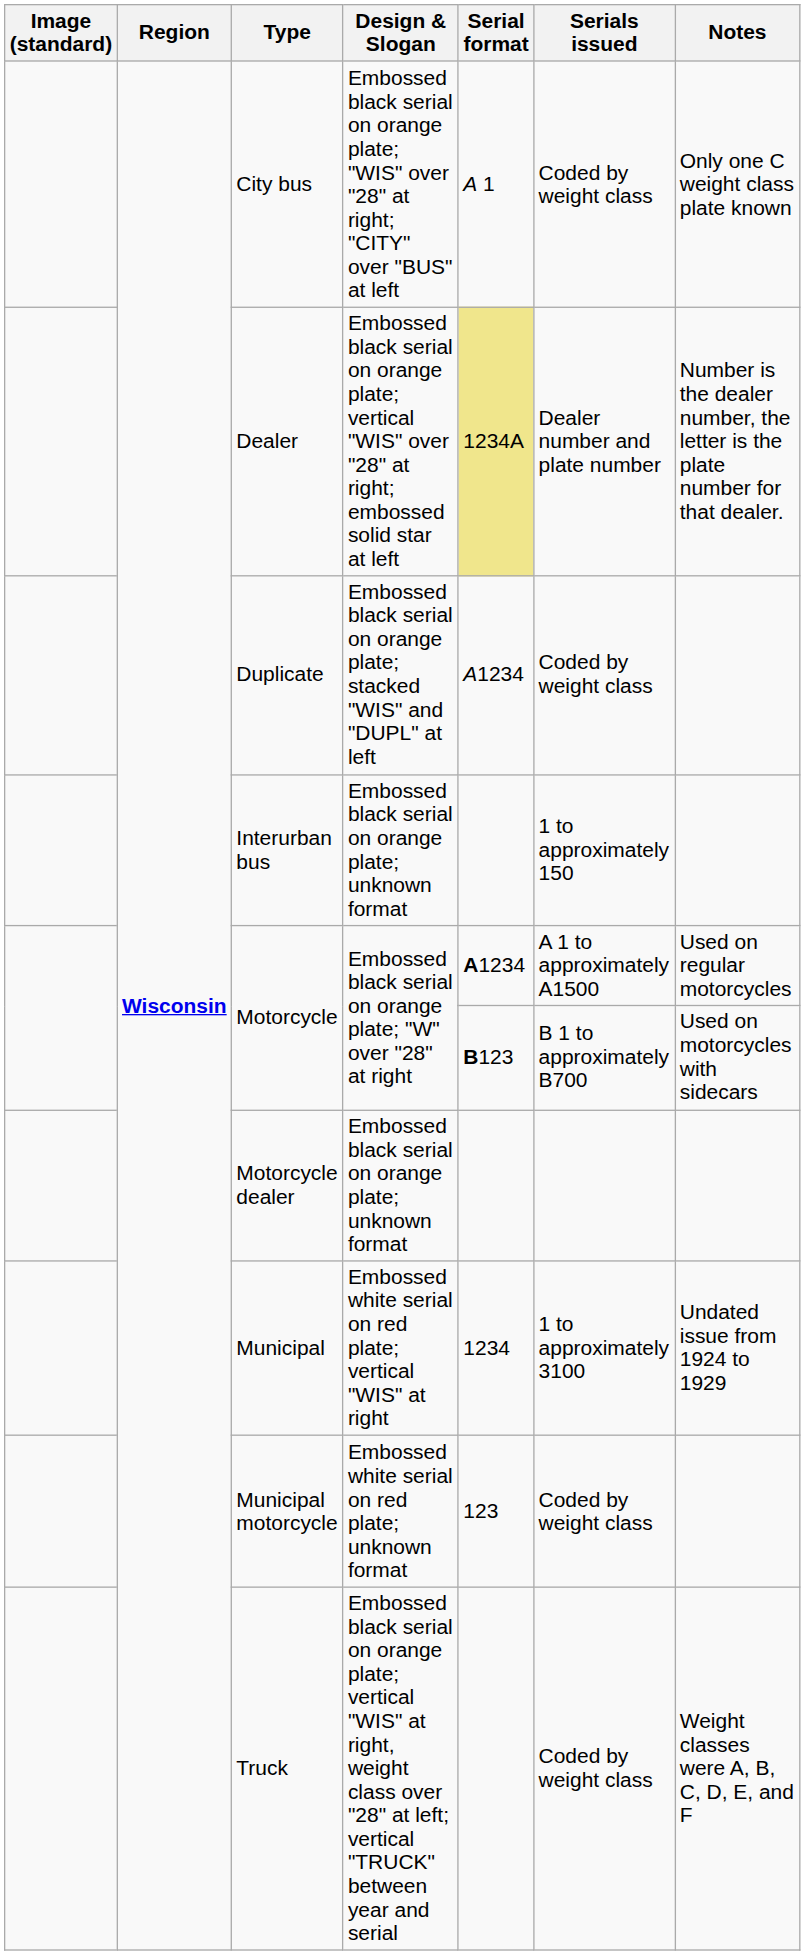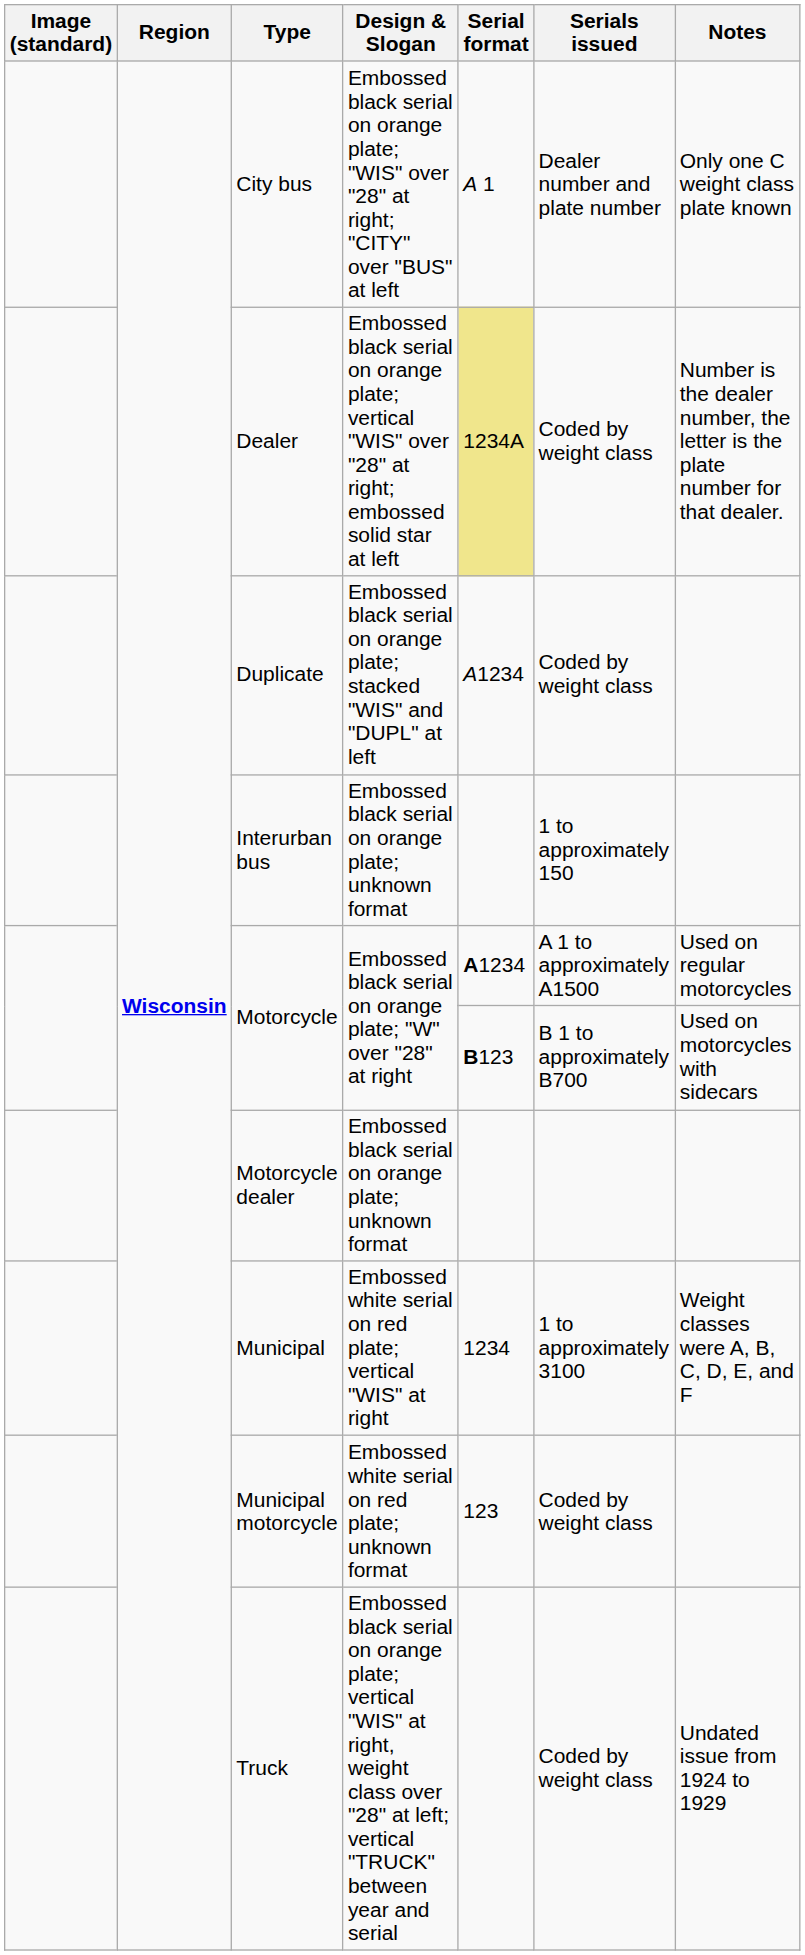(596, 184) Coded by weight class -> (600, 184) Dealer number and plate number
(600, 441) Dealer number and plate number -> (596, 441) Coded by weight class
(728, 1348) Undated issue from 1924 to 1929 -> (737, 1348) Weight classes were A, B, C, D, E, and F
(737, 1768) Weight classes were A, B, C, D, E, and F -> (728, 1768) Undated issue from 1924 to 1929
